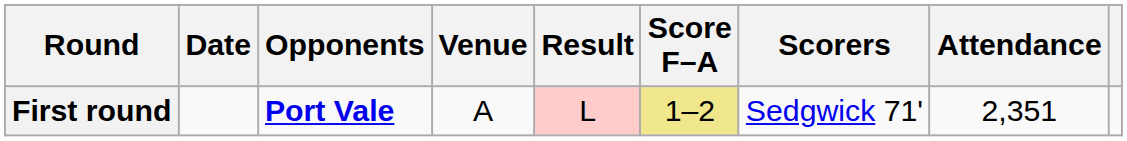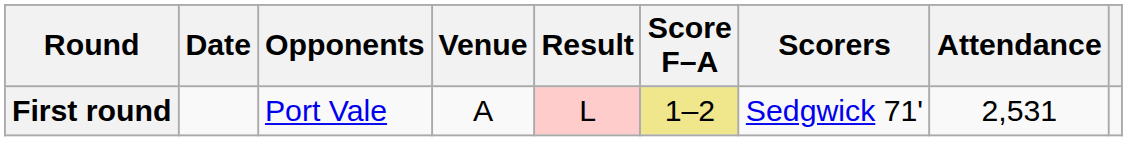(330, 110) bold -> (326, 110) normal
(1019, 110) 2,351 -> (1019, 110) 2,531
